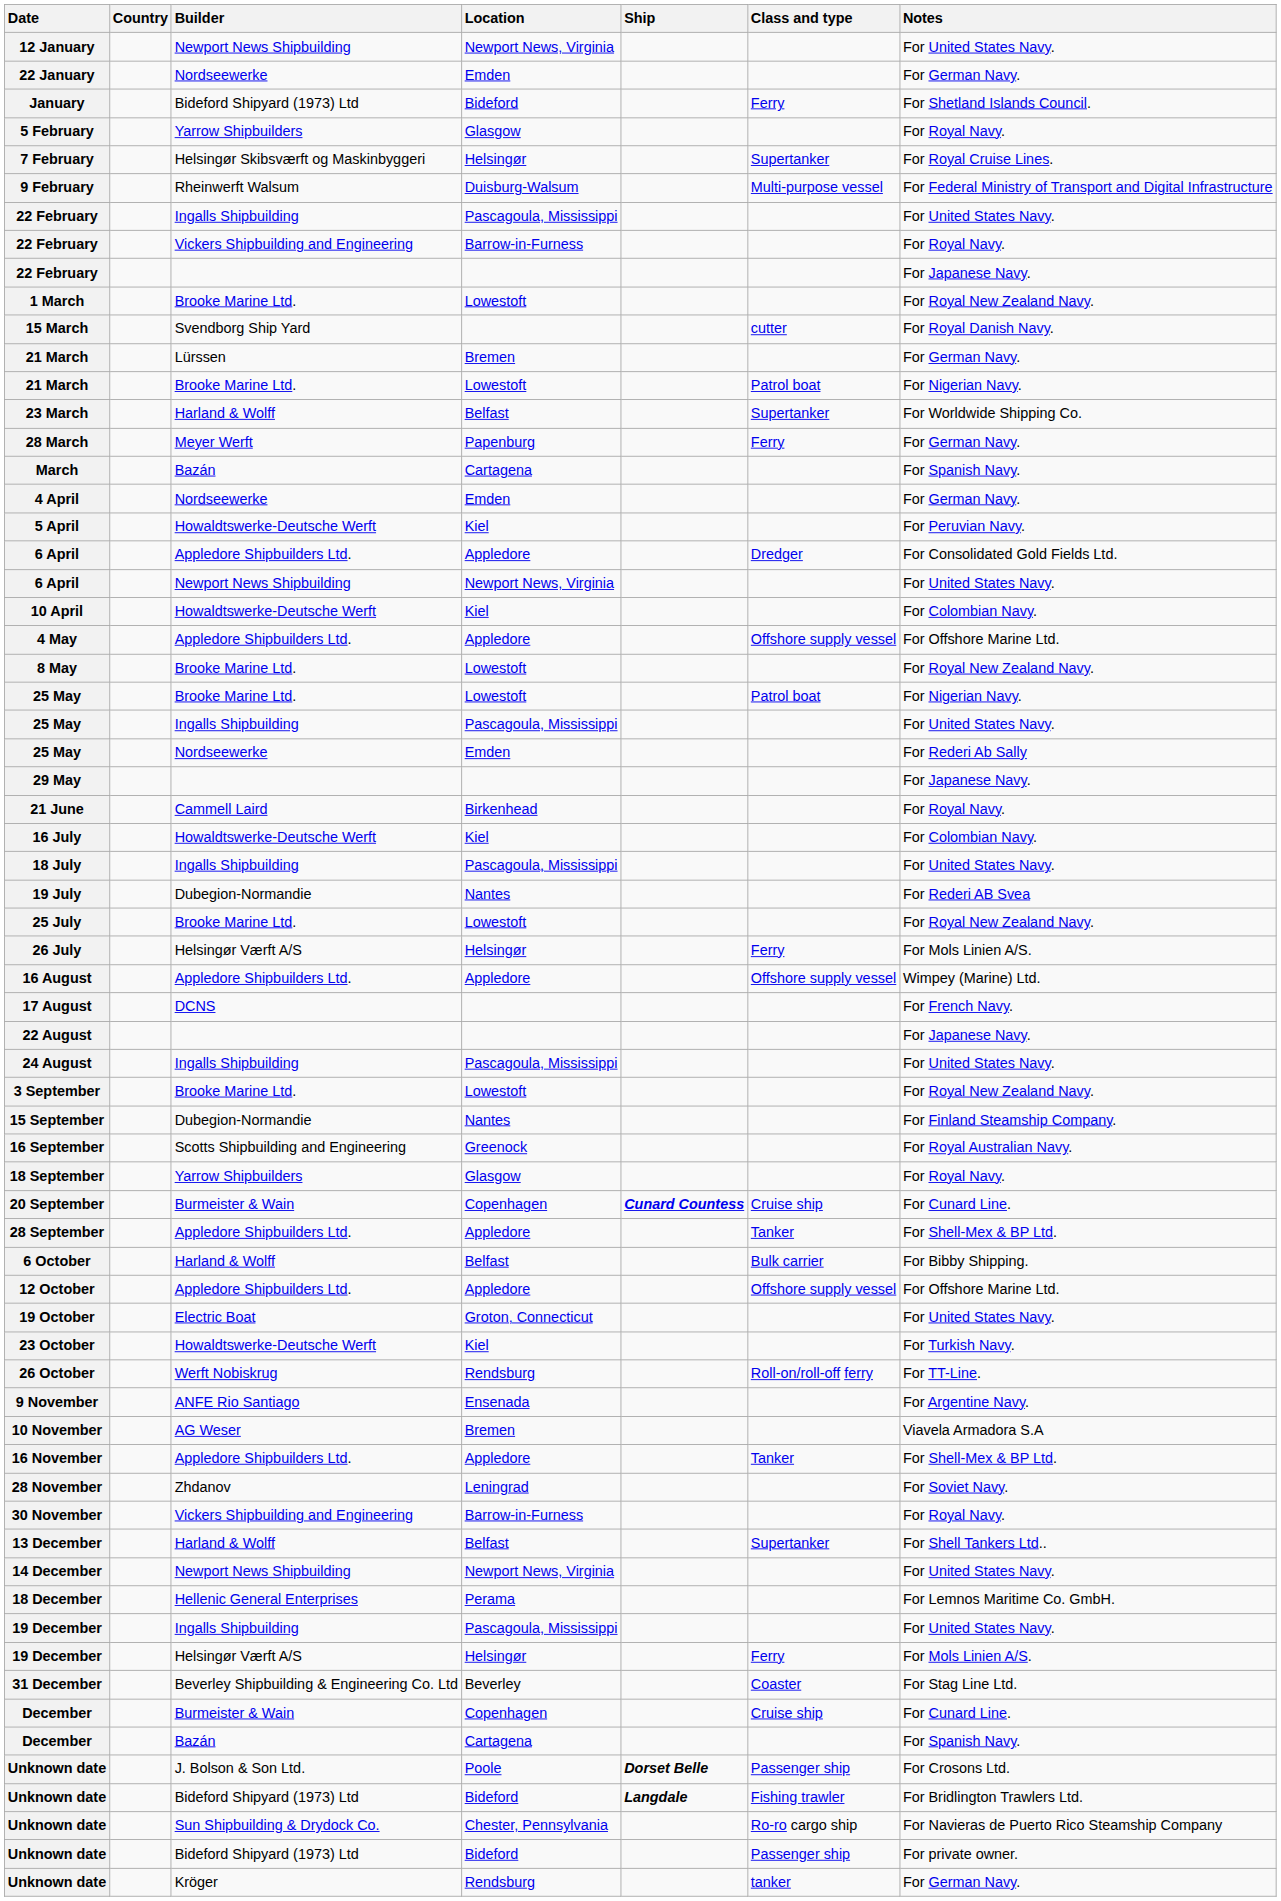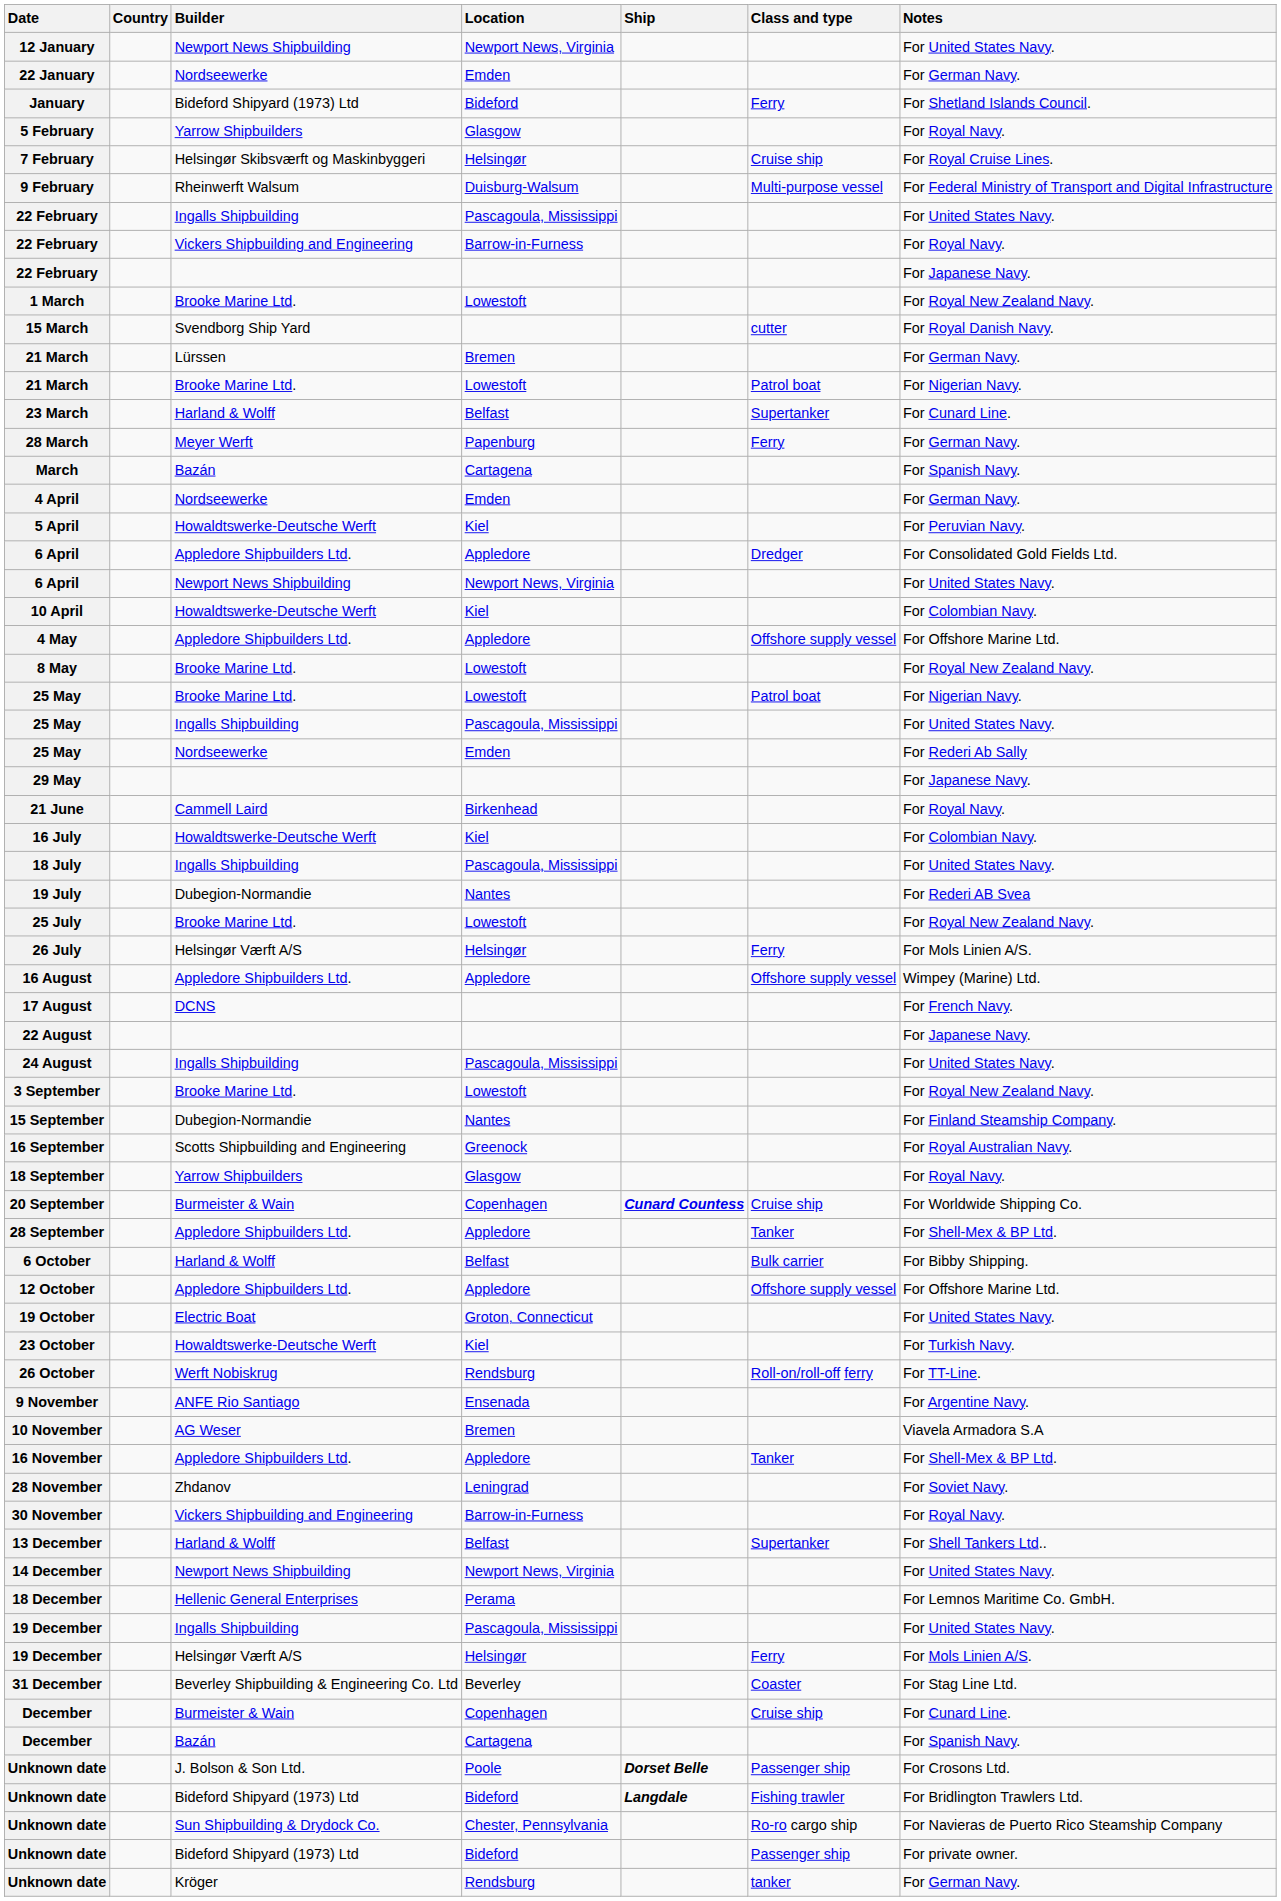(790, 159) Supertanker -> (787, 159) Cruise ship
(992, 413) For Worldwide Shipping Co. -> (957, 413) For Cunard Line.
(957, 1204) For Cunard Line. -> (992, 1204) For Worldwide Shipping Co.
